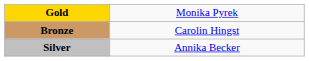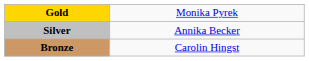rows swapped: (57, 47) <-> (57, 30)
